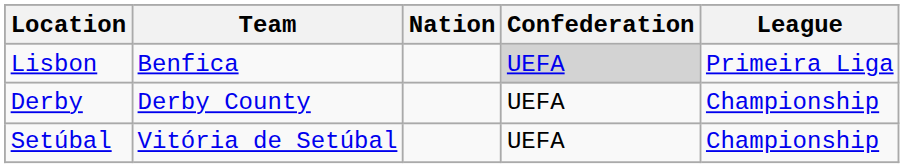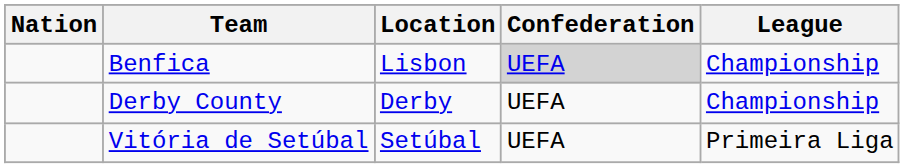columns swapped: (452, 25) <-> (68, 25)
(800, 64) Primeira Liga -> (793, 64) Championship
(793, 142) Championship -> (800, 142) Primeira Liga
